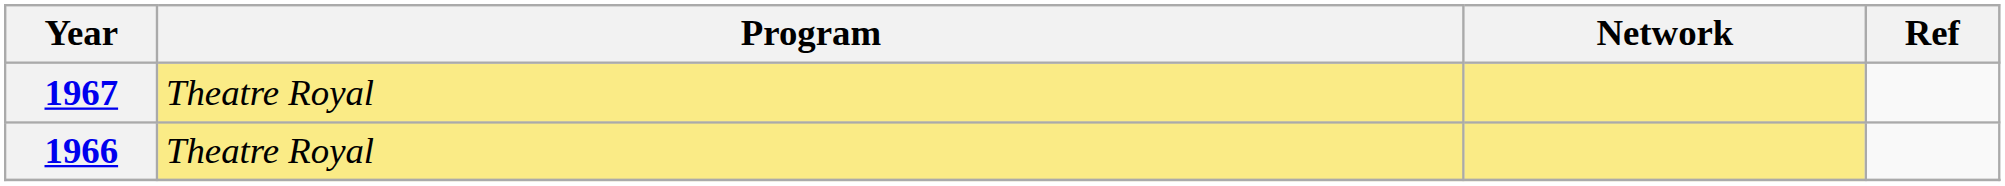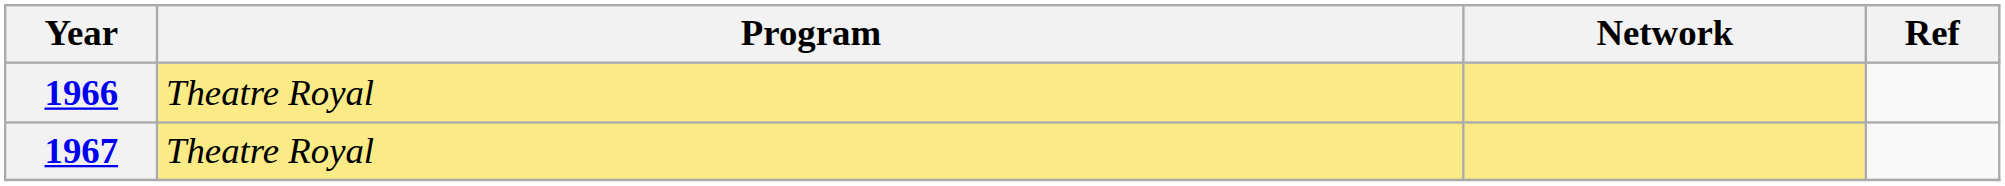rows swapped: (81, 150) <-> (81, 92)
